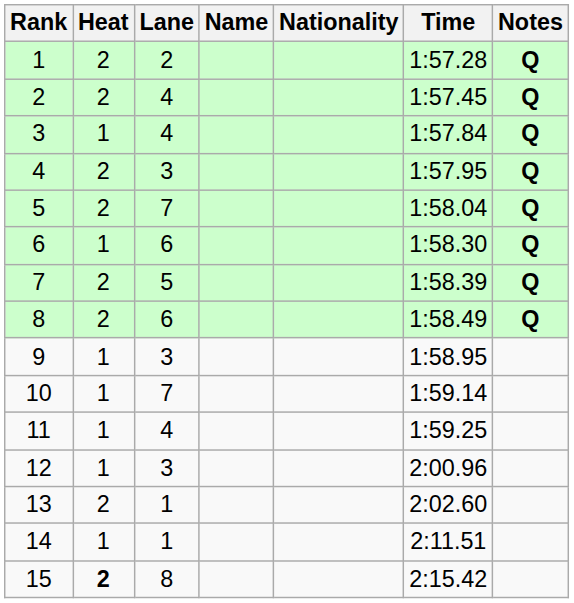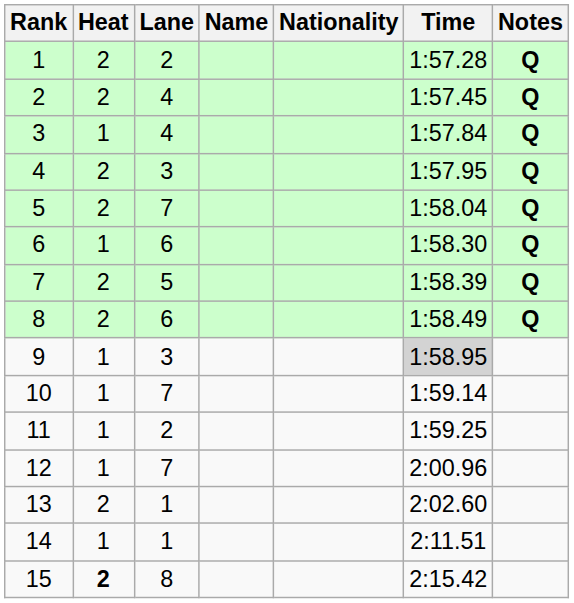(448, 356) no background -> (448, 356) lightgrey background
(167, 430) 4 -> (167, 430) 2
(167, 467) 3 -> (167, 467) 7
